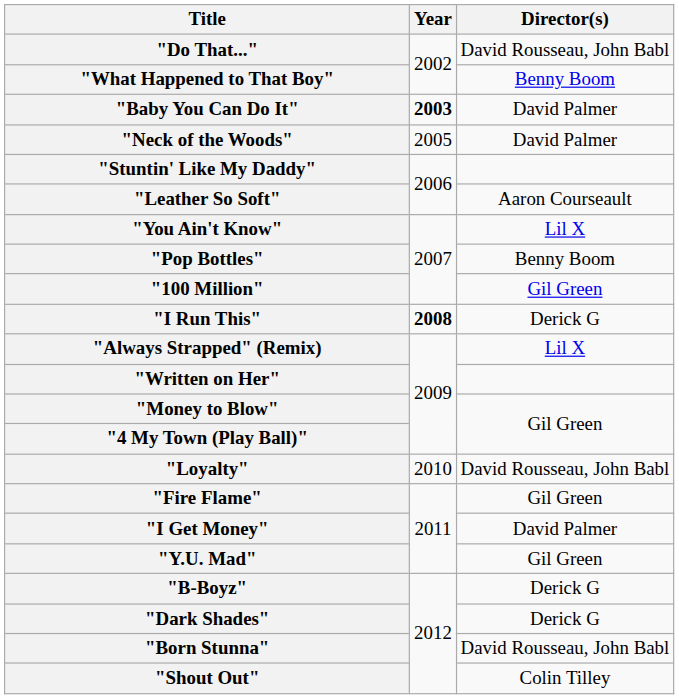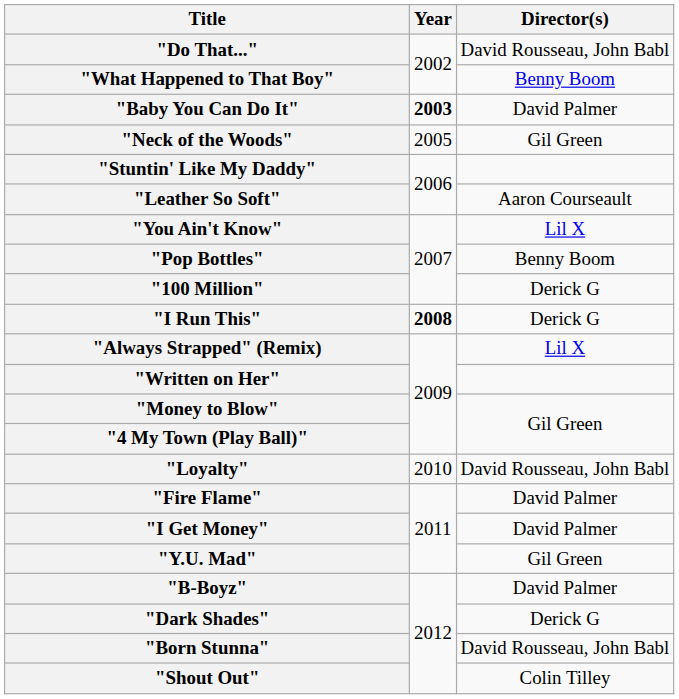(565, 139) David Palmer -> (565, 139) Gil Green
(565, 288) Gil Green -> (565, 288) Derick G
(565, 498) Gil Green -> (565, 498) David Palmer
(565, 588) Derick G -> (565, 588) David Palmer
